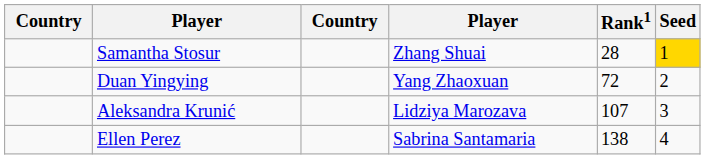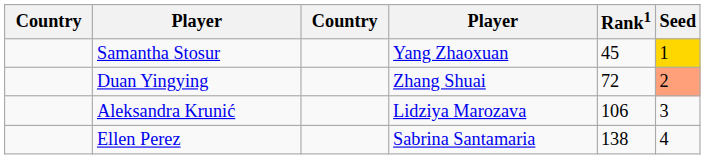(439, 52) Zhang Shuai -> (451, 52) Yang Zhaoxuan
(610, 52) 28 -> (610, 52) 45
(451, 81) Yang Zhaoxuan -> (439, 81) Zhang Shuai
(664, 81) no background -> (664, 81) lightsalmon background
(615, 110) 107 -> (615, 110) 106
